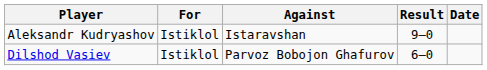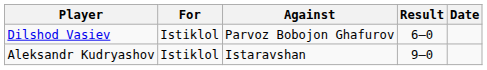rows swapped: (81, 34) <-> (59, 54)
